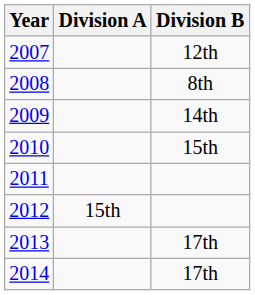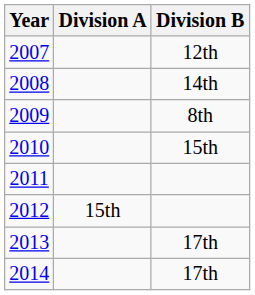(200, 83) 8th -> (200, 83) 14th
(200, 115) 14th -> (200, 115) 8th
